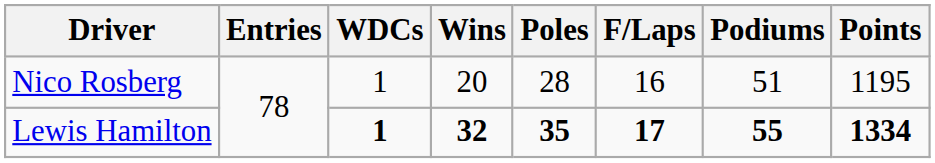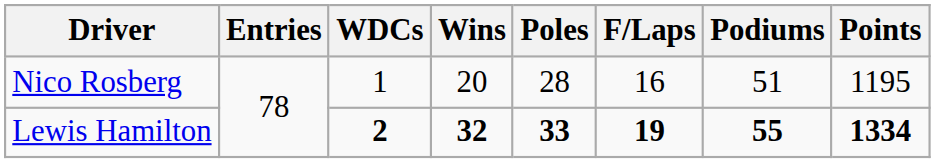(380, 131) 1 -> (380, 131) 2
(555, 131) 35 -> (555, 131) 33
(649, 131) 17 -> (649, 131) 19
